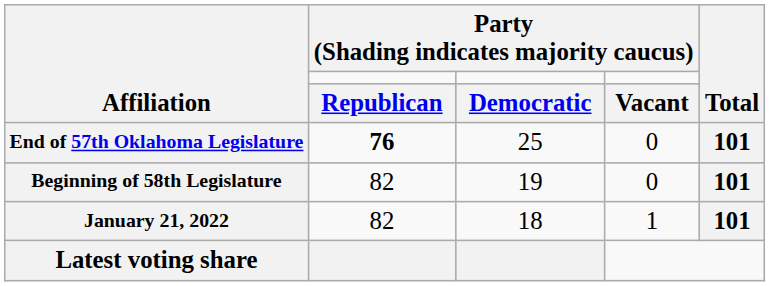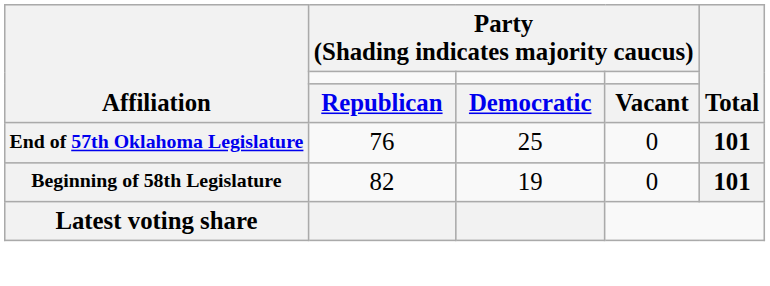(382, 142) bold -> (382, 142) normal
- row: (156, 220)
